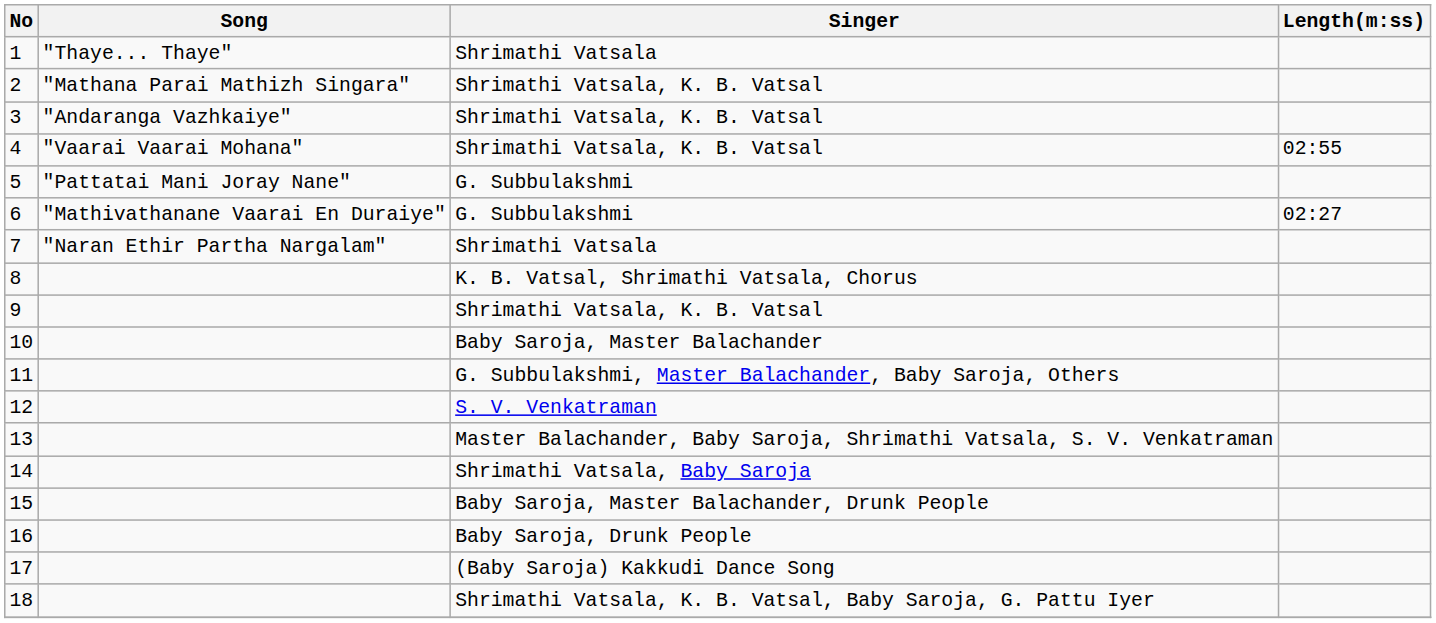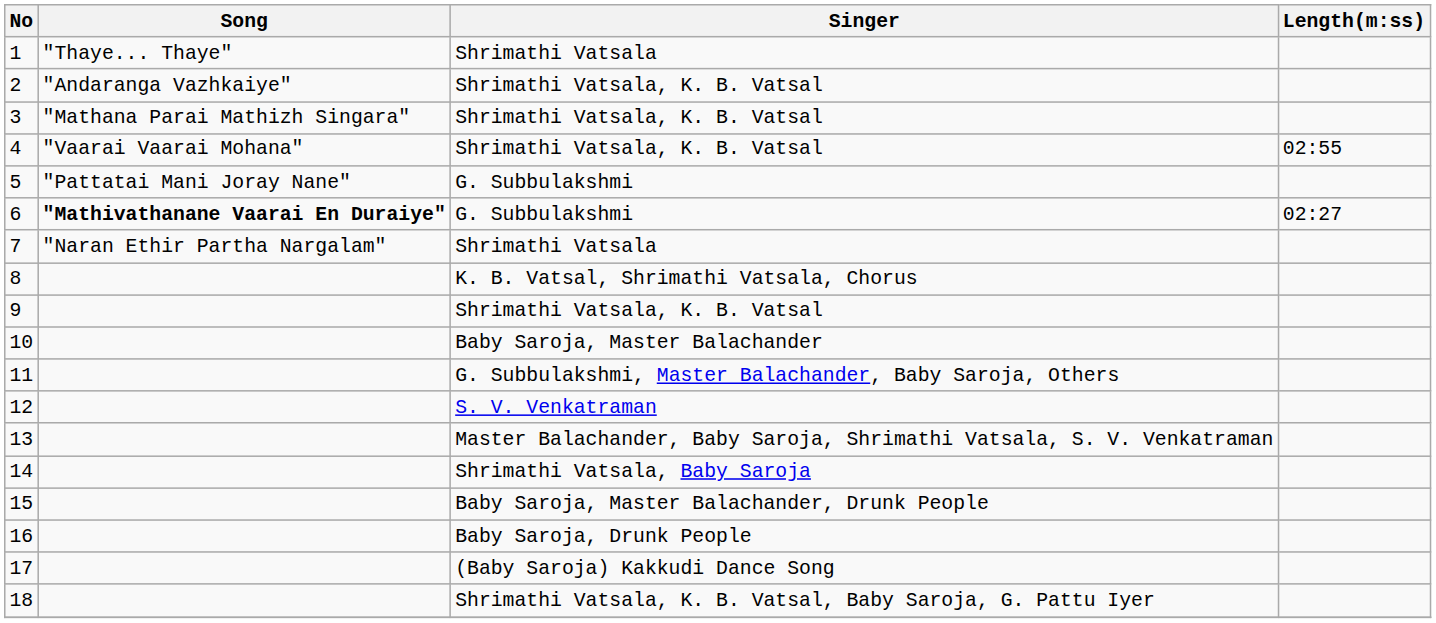(226, 85) "Mathana Parai Mathizh Singara" -> (167, 85) "Andaranga Vazhkaiye"
(167, 117) "Andaranga Vazhkaiye" -> (226, 117) "Mathana Parai Mathizh Singara"
(244, 214) normal -> (244, 214) bold
